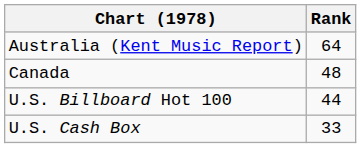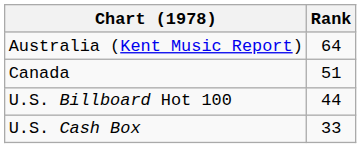(331, 74) 48 -> (331, 74) 51
